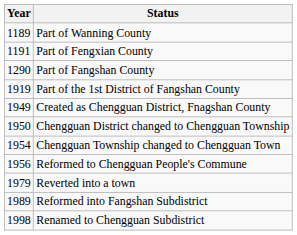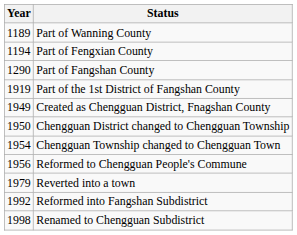(19, 51) 1191 -> (19, 51) 1194
(19, 201) 1989 -> (19, 201) 1992
